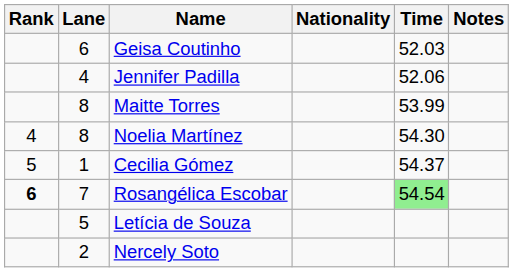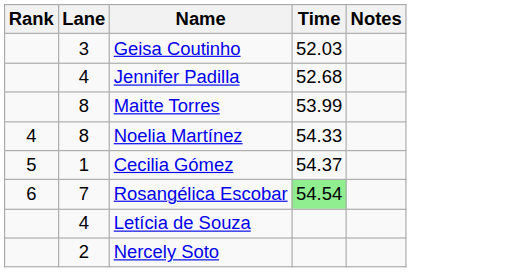- column: (343, 19)
(84, 48) 6 -> (84, 48) 3
(422, 77) 52.06 -> (319, 77) 52.68
(422, 135) 54.30 -> (319, 135) 54.33
(31, 194) bold -> (31, 194) normal
(84, 223) 5 -> (84, 223) 4
